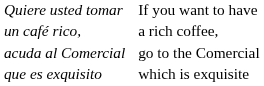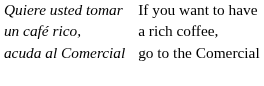- row: (53, 73)
